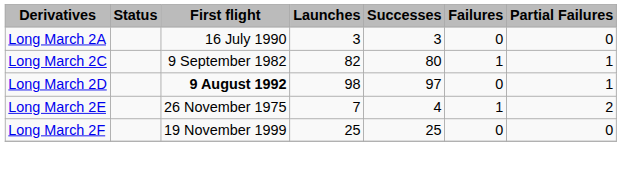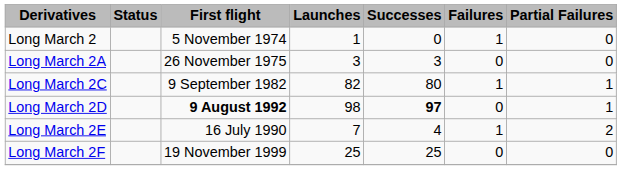+ row: (52, 38)
(246, 38) 16 July 1990 -> (225, 61) 26 November 1975
(434, 84) normal -> (434, 107) bold
(225, 107) 26 November 1975 -> (246, 130) 16 July 1990
